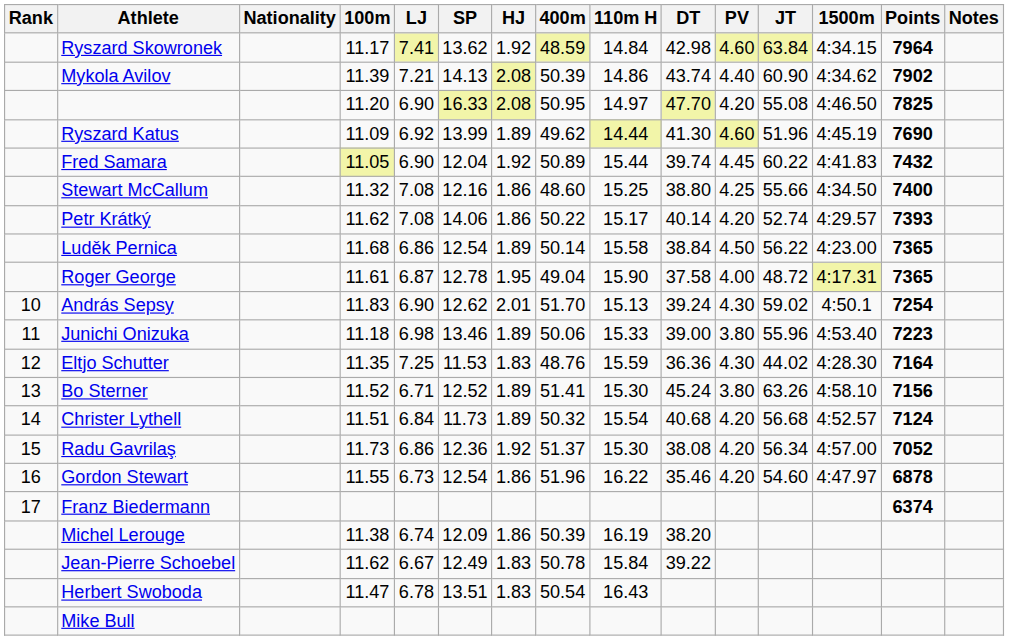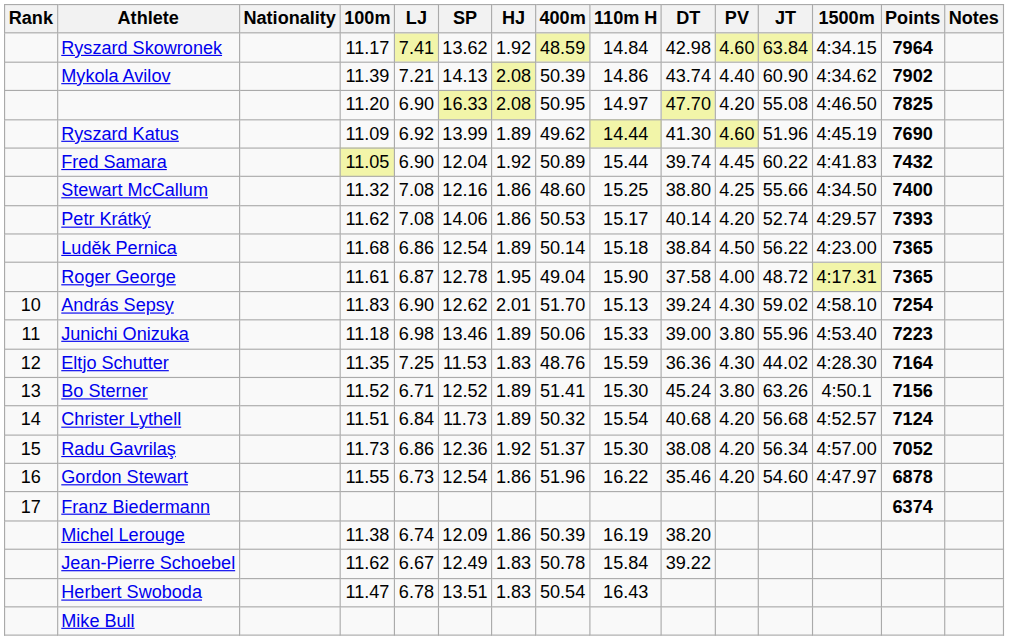(563, 219) 50.22 -> (563, 219) 50.53
(626, 248) 15.58 -> (626, 248) 15.18
(847, 305) 4:50.1 -> (847, 305) 4:58.10
(847, 391) 4:58.10 -> (847, 391) 4:50.1
